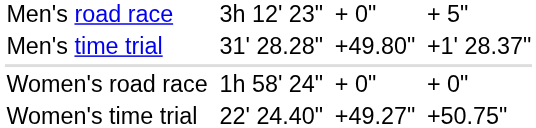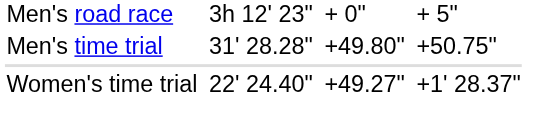(479, 46) +1' 28.37" -> (457, 46) +50.75"
- row: (107, 84)
(467, 116) +50.75" -> (469, 84) +1' 28.37"
